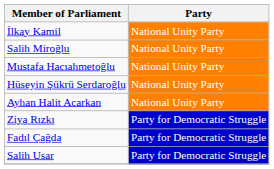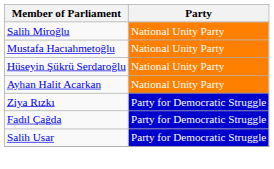- row: (34, 31)
